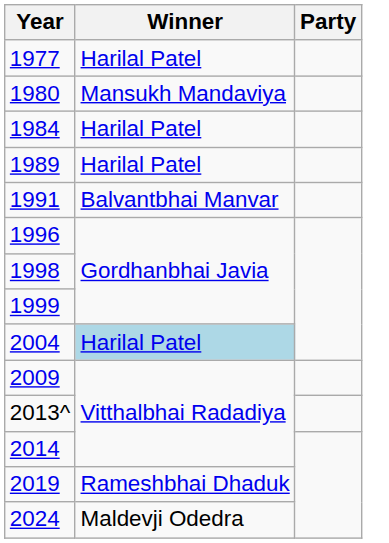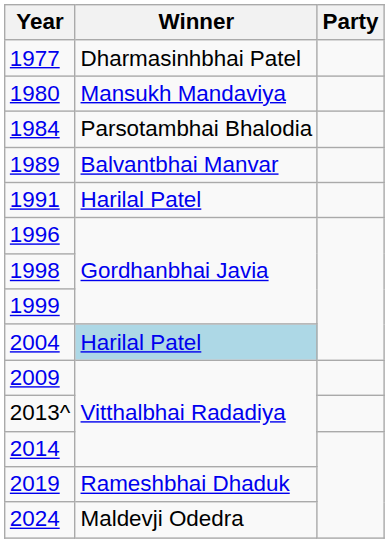(141, 57) Harilal Patel -> (191, 57) Dharmasinhbhai Patel
(141, 128) Harilal Patel -> (196, 128) Parsotambhai Bhalodia
(141, 164) Harilal Patel -> (180, 164) Balvantbhai Manvar
(180, 199) Balvantbhai Manvar -> (141, 199) Harilal Patel
